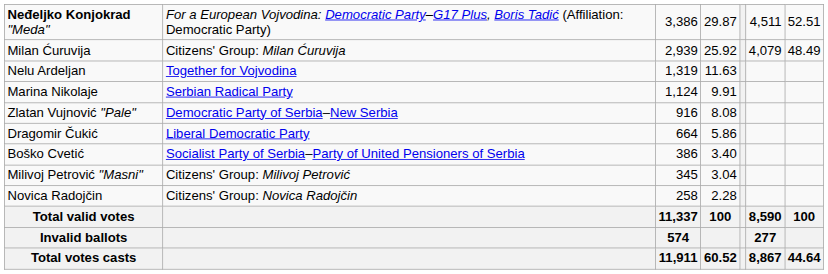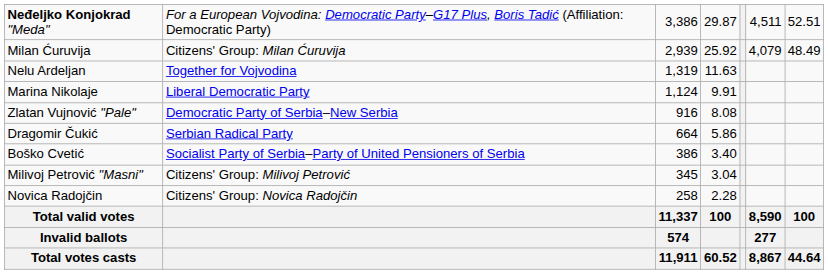(229, 92) Serbian Radical Party -> (238, 92) Liberal Democratic Party
(238, 133) Liberal Democratic Party -> (229, 133) Serbian Radical Party
